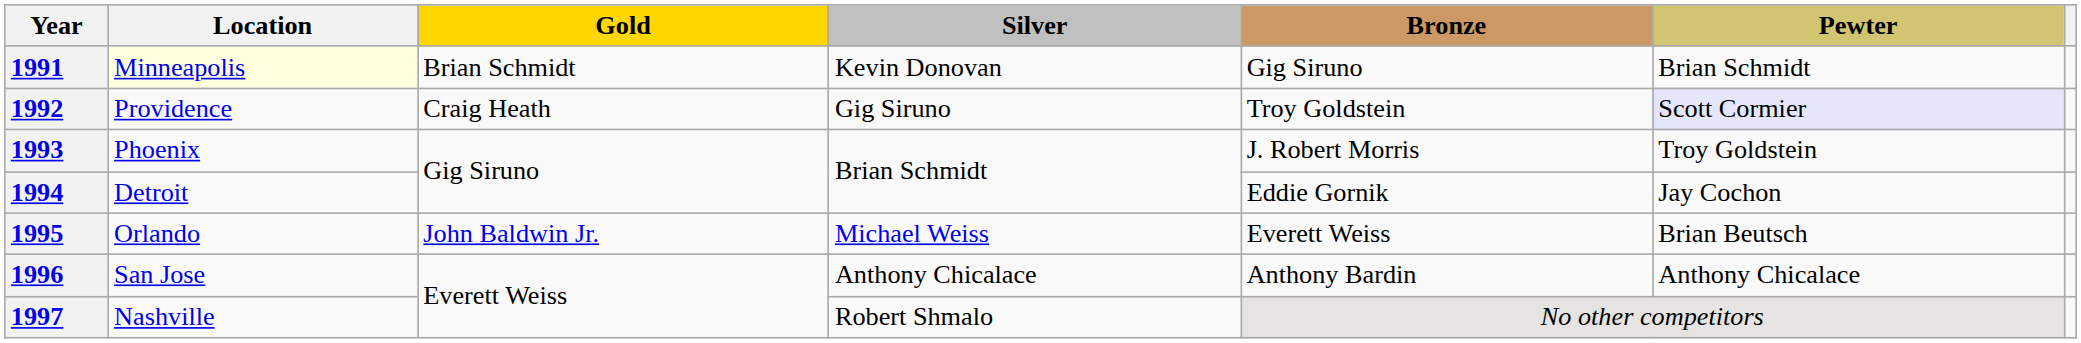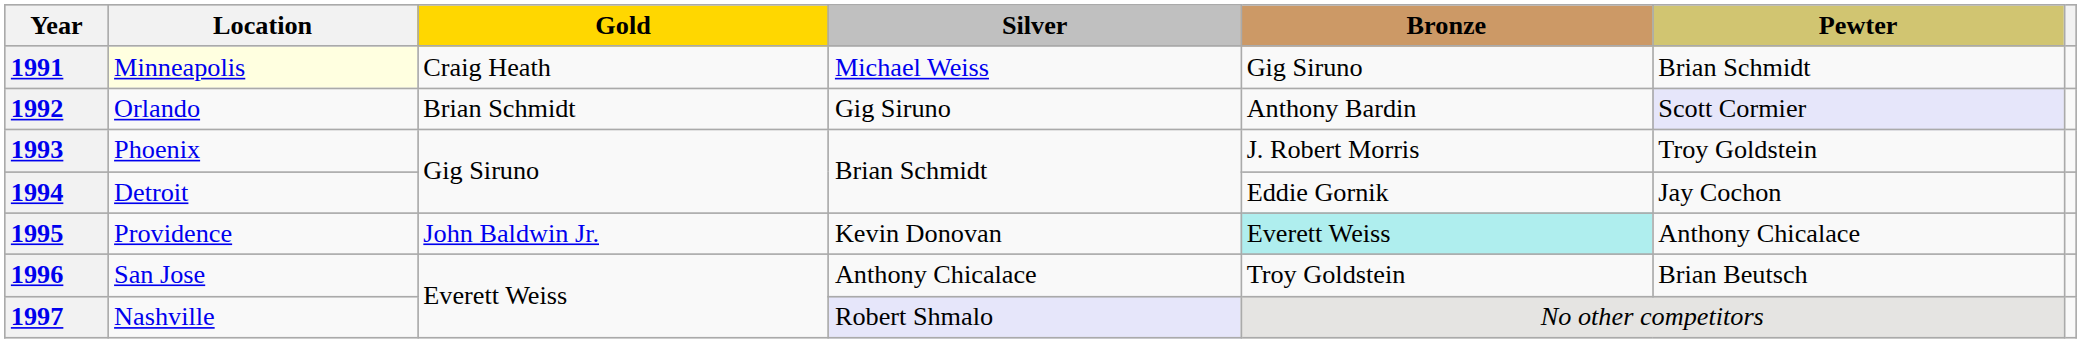(499, 66) Brian Schmidt -> (487, 66) Craig Heath
(918, 66) Kevin Donovan -> (912, 66) Michael Weiss
(173, 108) Providence -> (157, 108) Orlando
(487, 108) Craig Heath -> (499, 108) Brian Schmidt
(1326, 108) Troy Goldstein -> (1332, 108) Anthony Bardin
(157, 233) Orlando -> (173, 233) Providence
(912, 233) Michael Weiss -> (918, 233) Kevin Donovan
(1319, 233) no background -> (1319, 233) paleturquoise background
(1733, 233) Brian Beutsch -> (1759, 233) Anthony Chicalace
(1332, 274) Anthony Bardin -> (1326, 274) Troy Goldstein
(1759, 274) Anthony Chicalace -> (1733, 274) Brian Beutsch
(914, 316) no background -> (914, 316) lavender background
